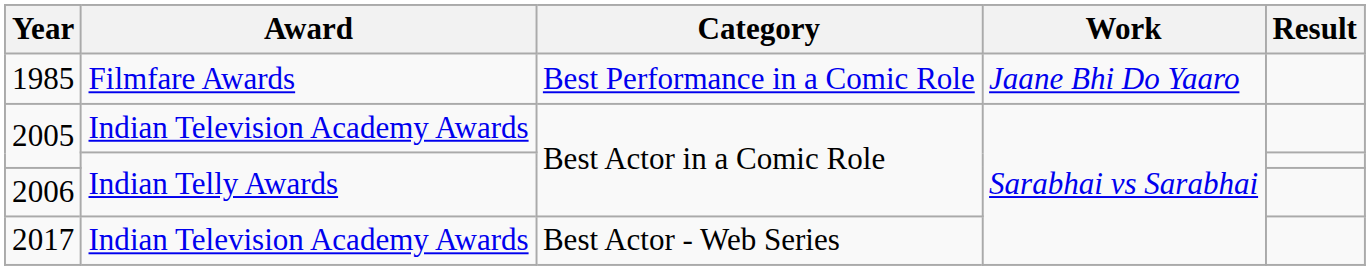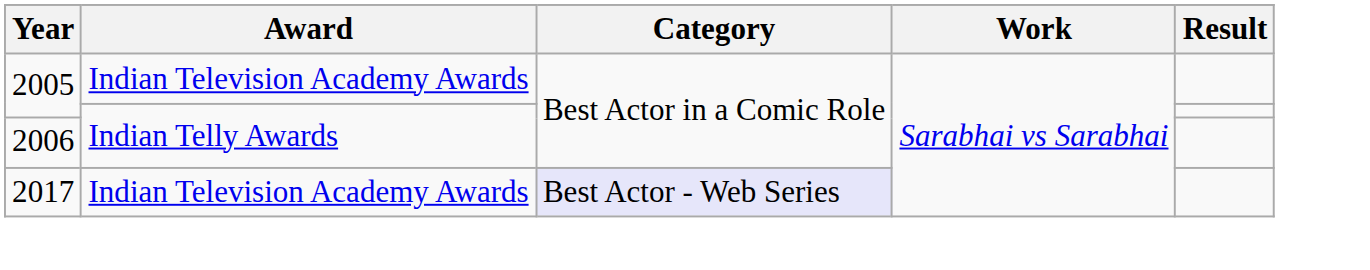- row: (43, 78)
(691, 240) no background -> (691, 191) lavender background
